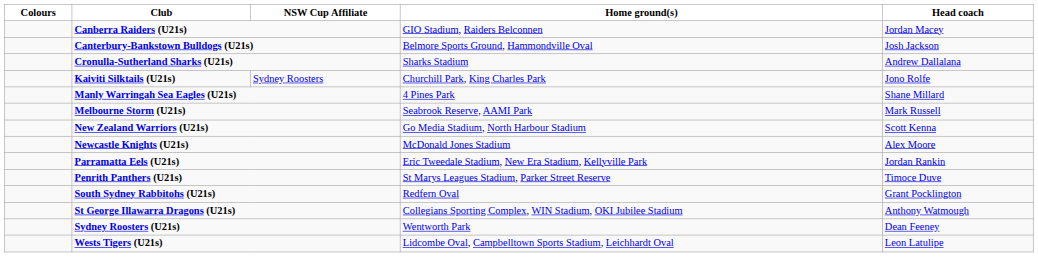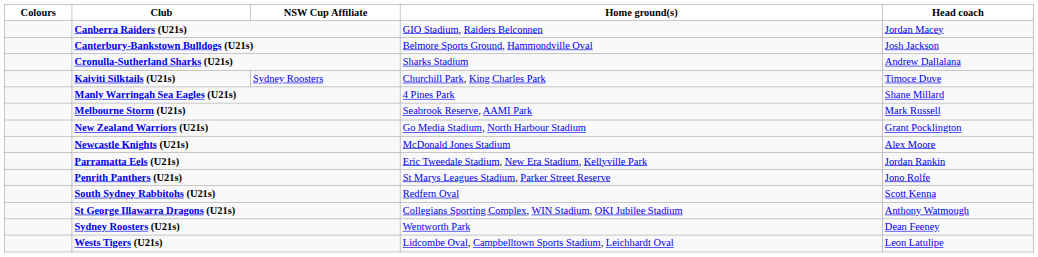(908, 78) Jono Rolfe -> (913, 78) Timoce Duve
(910, 128) Scott Kenna -> (923, 128) Grant Pocklington
(913, 177) Timoce Duve -> (908, 177) Jono Rolfe
(923, 194) Grant Pocklington -> (910, 194) Scott Kenna
